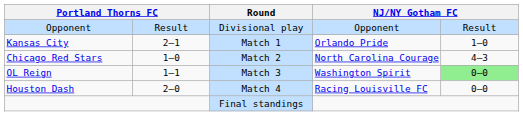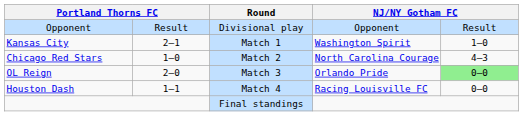(351, 42) Orlando Pride -> (363, 42) Washington Spirit
(171, 73) 1–1 -> (171, 73) 2–0
(363, 73) Washington Spirit -> (351, 73) Orlando Pride
(171, 88) 2–0 -> (171, 88) 1–1
